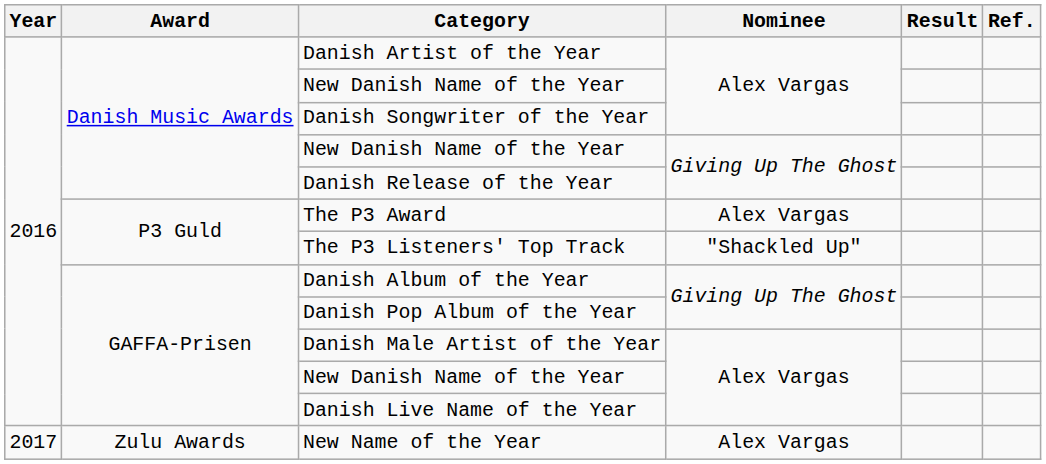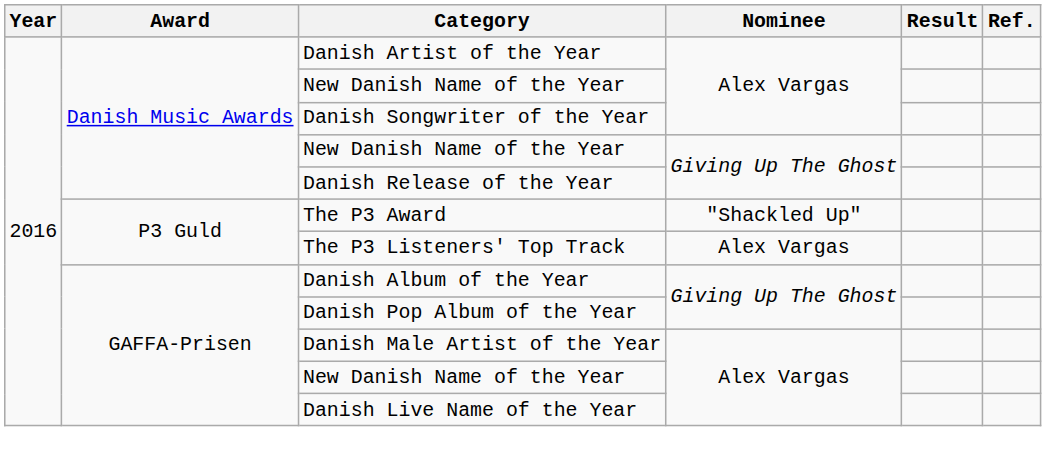(784, 215) Alex Vargas -> (784, 215) "Shackled Up"
(784, 248) "Shackled Up" -> (784, 248) Alex Vargas
- row: (180, 442)
